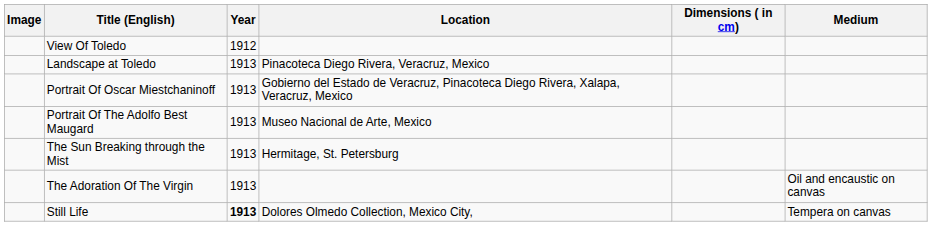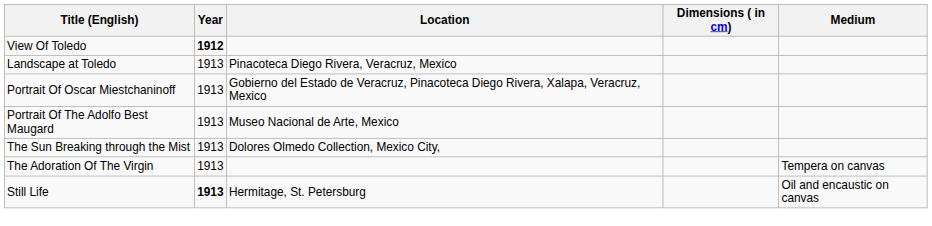- column: (24, 20)
(243, 45) normal -> (210, 45) bold
(330, 154) Hermitage, St. Petersburg -> (334, 147) Dolores Olmedo Collection, Mexico City,
(841, 186) Oil and encaustic on canvas -> (833, 166) Tempera on canvas
(367, 211) Dolores Olmedo Collection, Mexico City, -> (297, 191) Hermitage, St. Petersburg
(839, 211) Tempera on canvas -> (835, 191) Oil and encaustic on canvas
